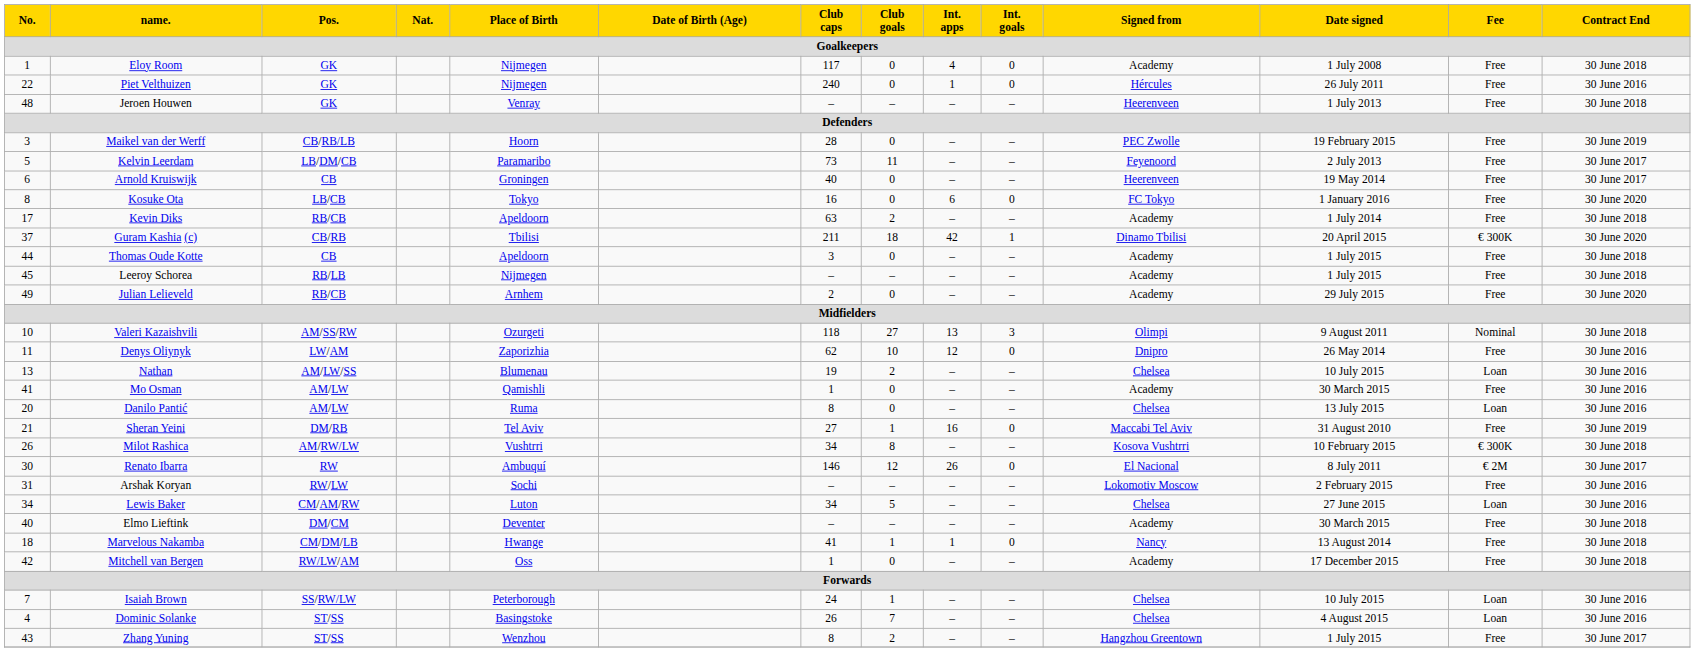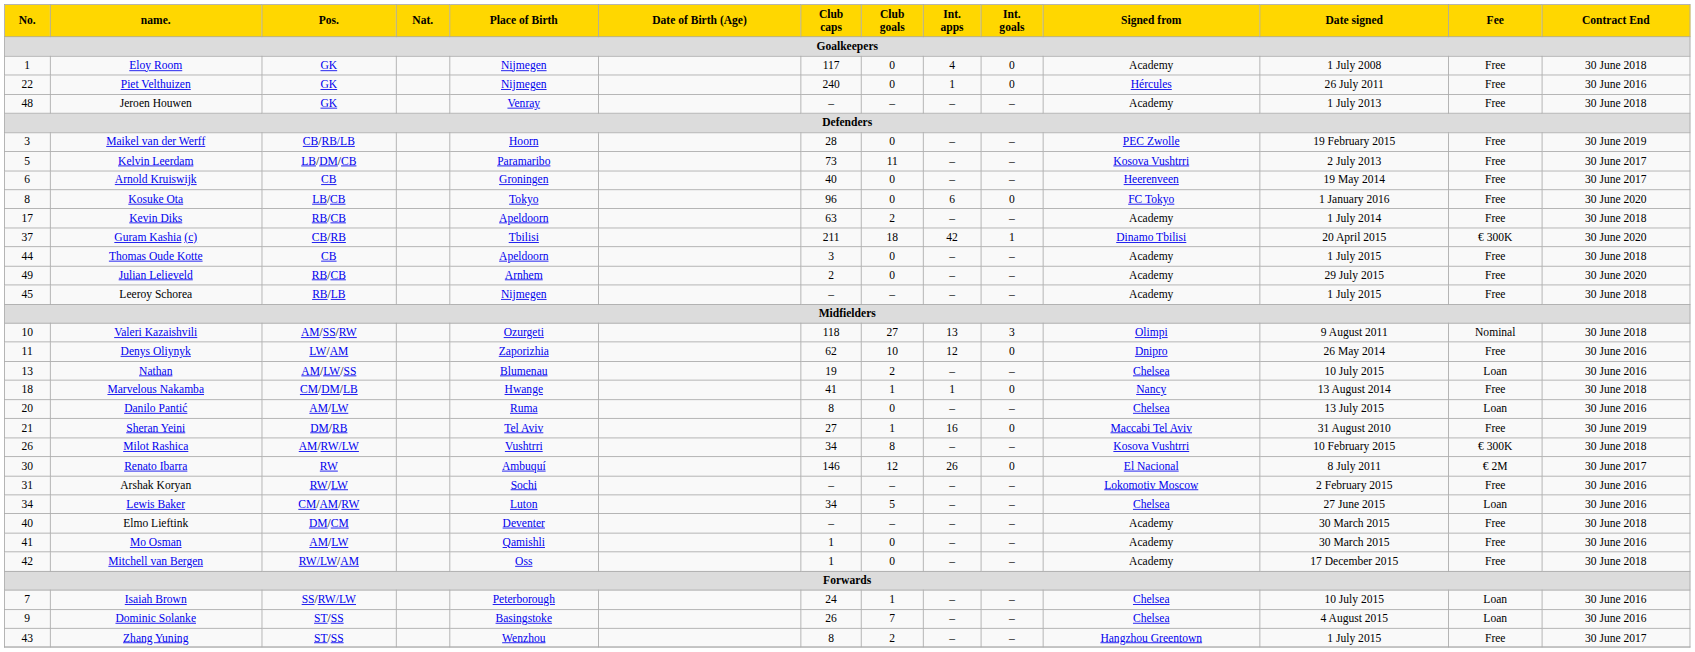(1151, 103) Heerenveen -> (1151, 103) Academy
(1151, 160) Feyenoord -> (1151, 160) Kosova Vushtrri
(831, 198) 16 -> (831, 198) 96
rows swapped: (156, 275) <-> (156, 294)
rows swapped: (156, 542) <-> (156, 389)
(27, 618) 4 -> (27, 618) 9
